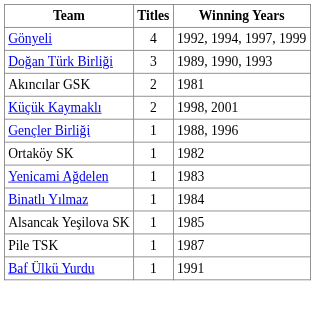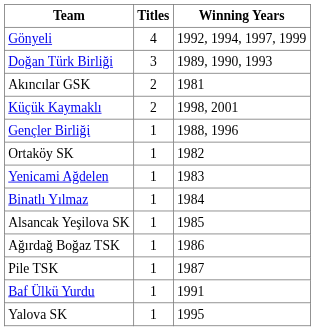+ row: (64, 245)
+ row: (38, 314)
